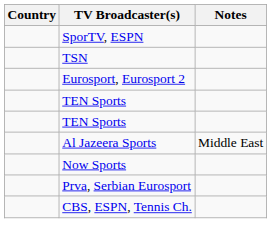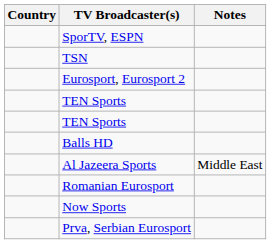+ row: (87, 143)
+ row: (118, 185)
- row: (127, 206)
